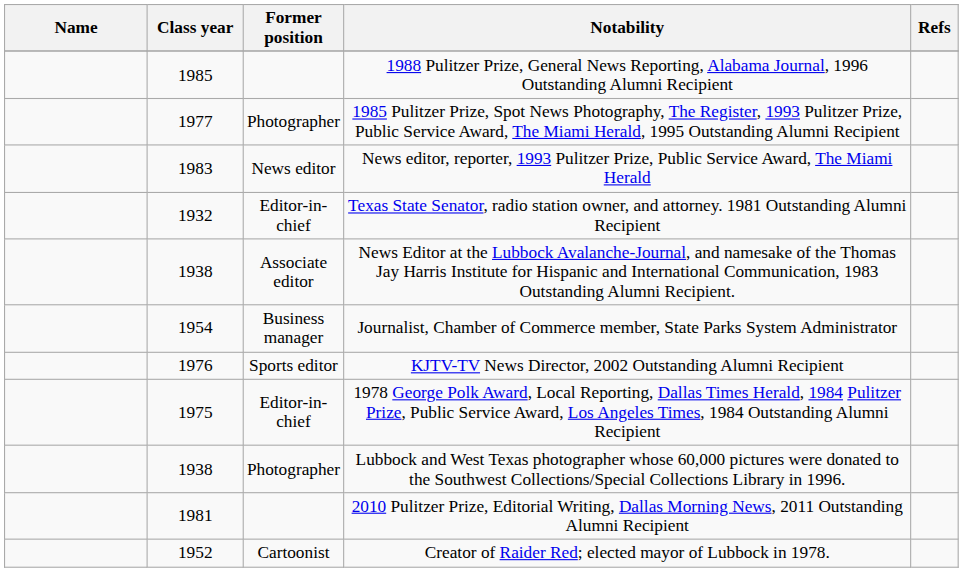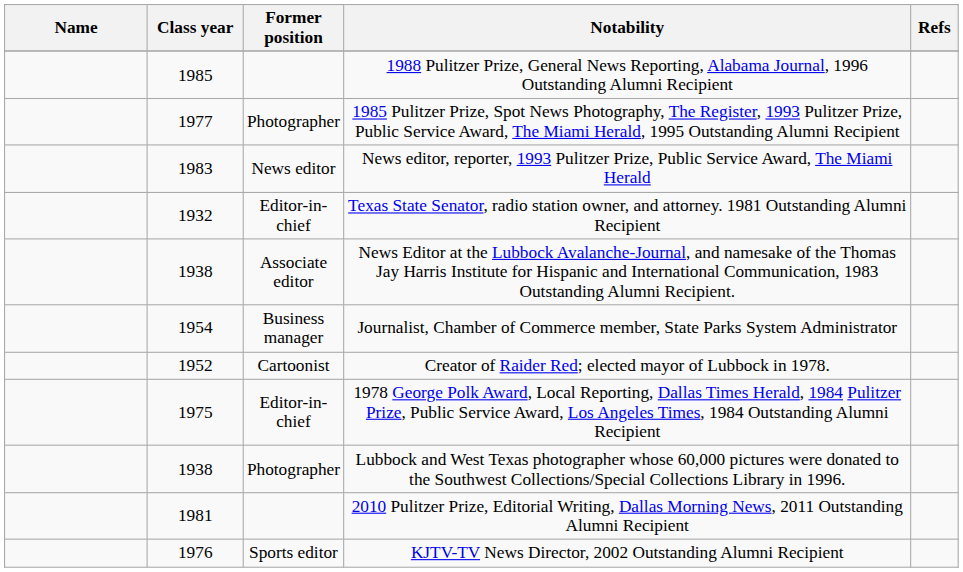rows swapped: (627, 365) <-> (627, 552)
